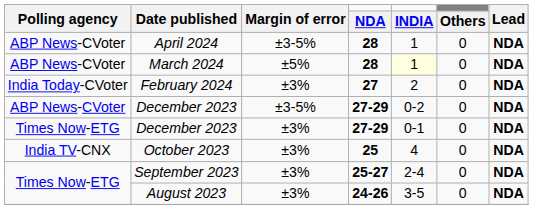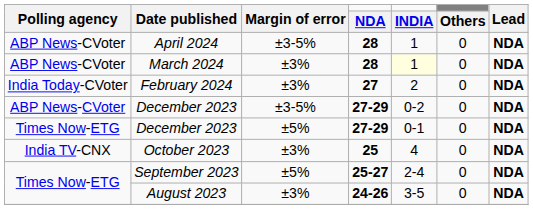(295, 64) ±5% -> (295, 64) ±3%
(295, 129) ±3% -> (295, 129) ±5%
(295, 172) ±3% -> (295, 172) ±5%
